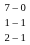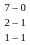rows swapped: (15, 37) <-> (15, 22)
